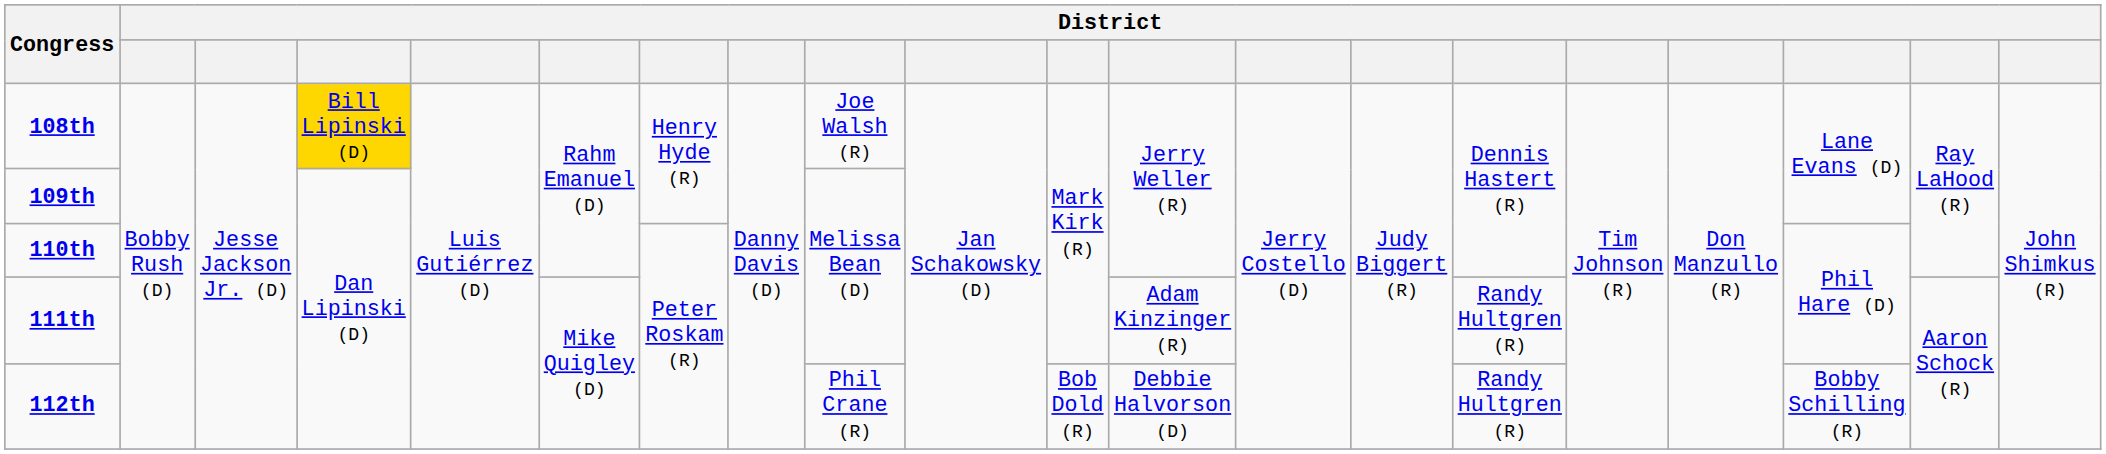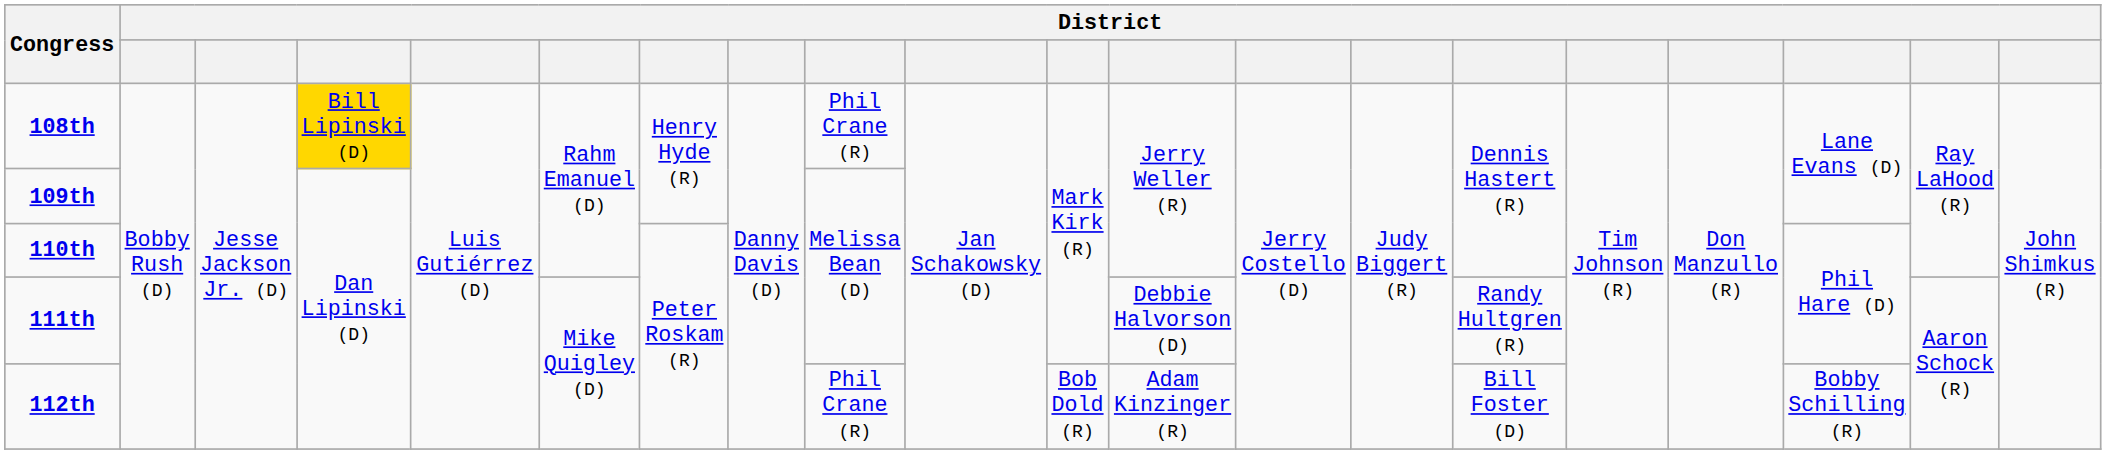(855, 126) Joe Walsh (R) -> (855, 126) Phil Crane (R)
(1173, 320) Adam Kinzinger (R) -> (1173, 320) Debbie Halvorson (D)
(1173, 405) Debbie Halvorson (D) -> (1173, 405) Adam Kinzinger (R)
(1510, 405) Randy Hultgren (R) -> (1510, 405) Bill Foster (D)
